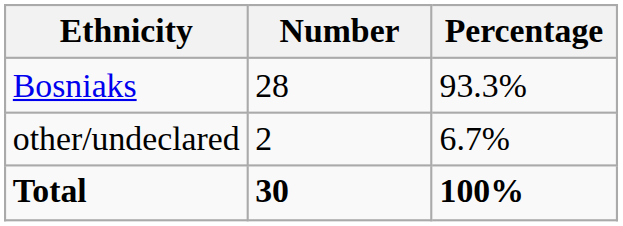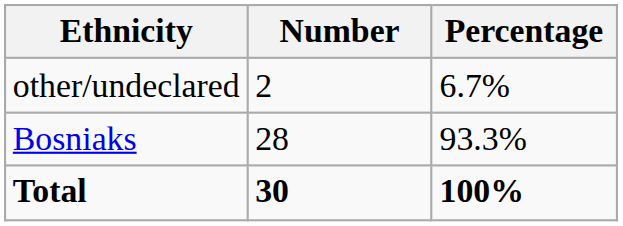rows swapped: (75, 84) <-> (126, 138)
